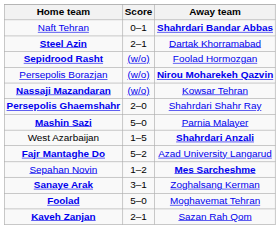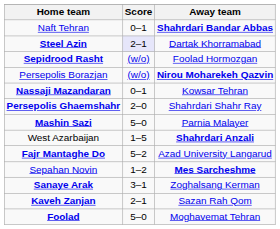(139, 43) no background -> (139, 43) lavender background
(139, 91) (w/o) -> (139, 91) 0–1
rows swapped: (63, 216) <-> (63, 201)
